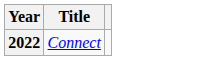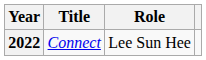+ column: (150, 17)
